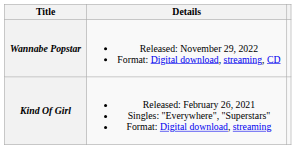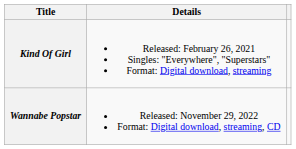rows swapped: (46, 110) <-> (46, 48)
